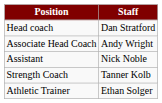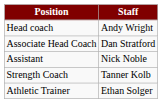(128, 28) Dan Stratford -> (127, 28) Andy Wright
(127, 43) Andy Wright -> (128, 43) Dan Stratford
